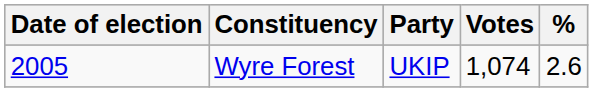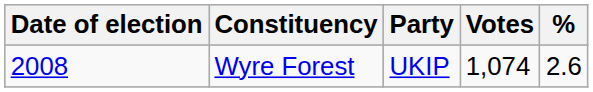(39, 65) 2005 -> (39, 65) 2008
